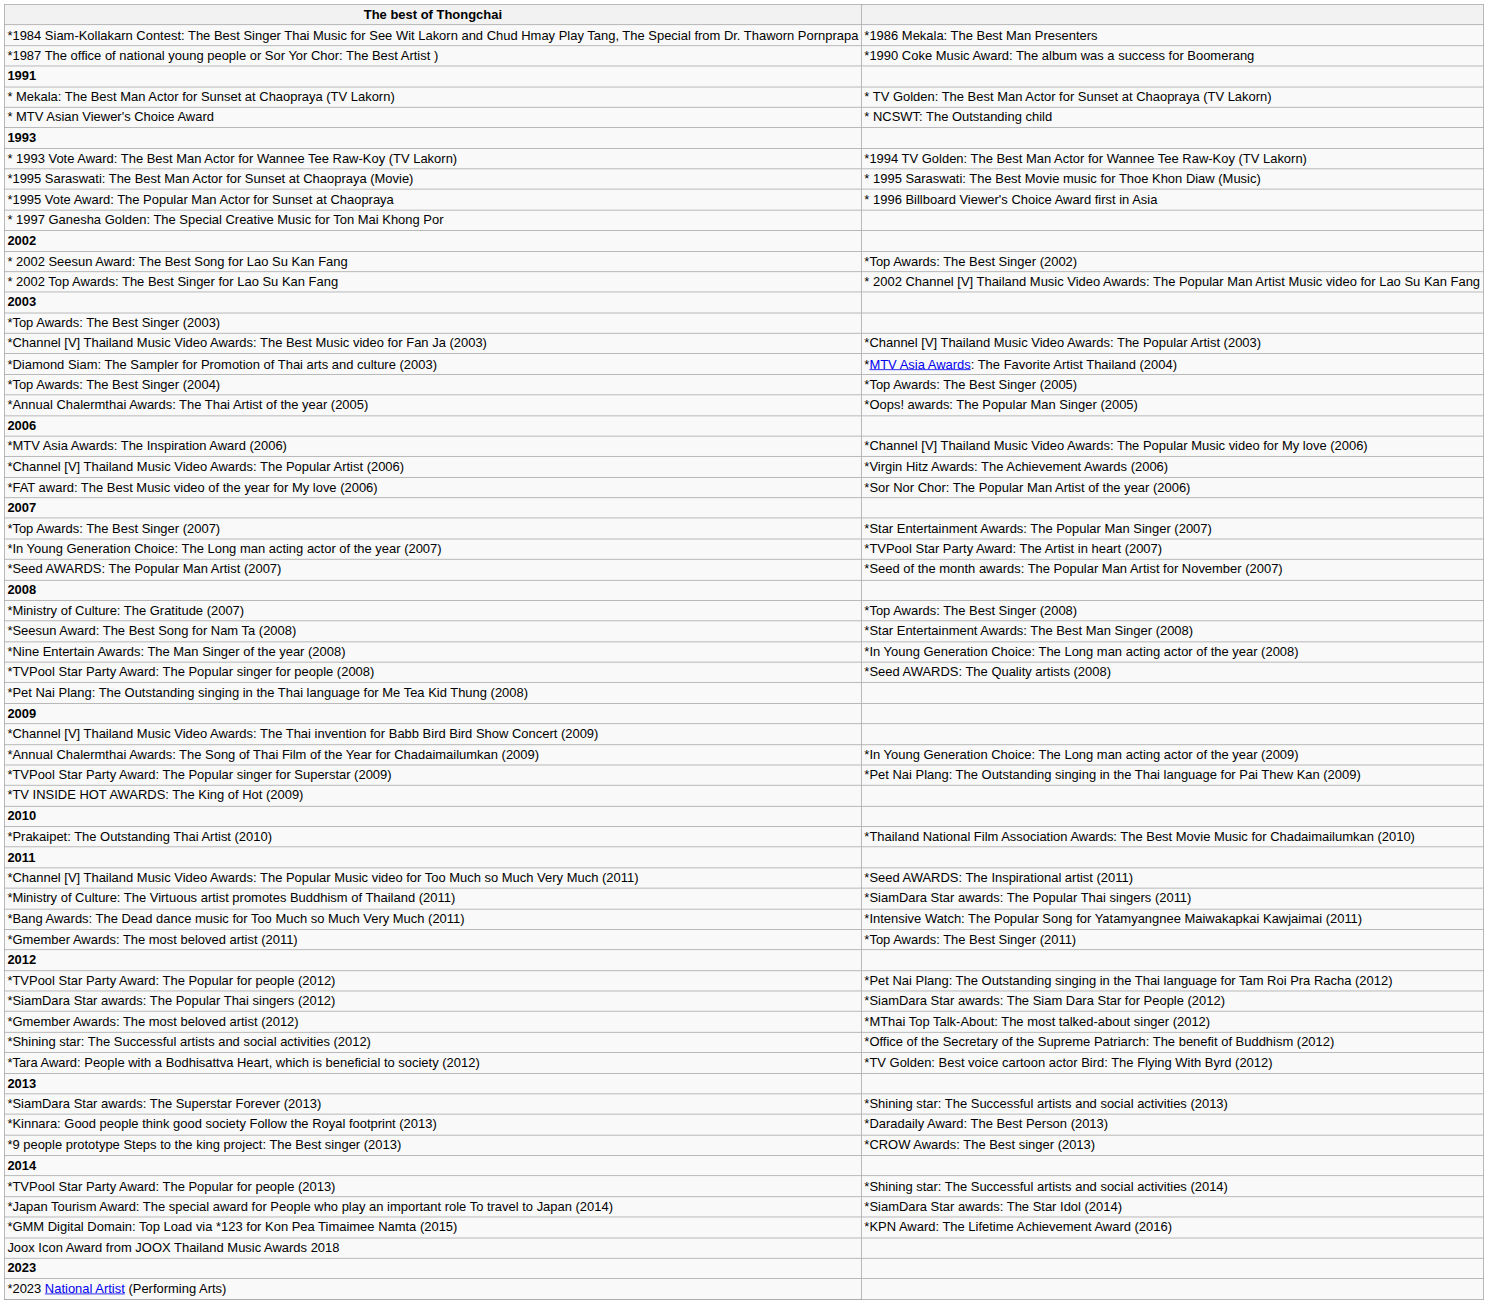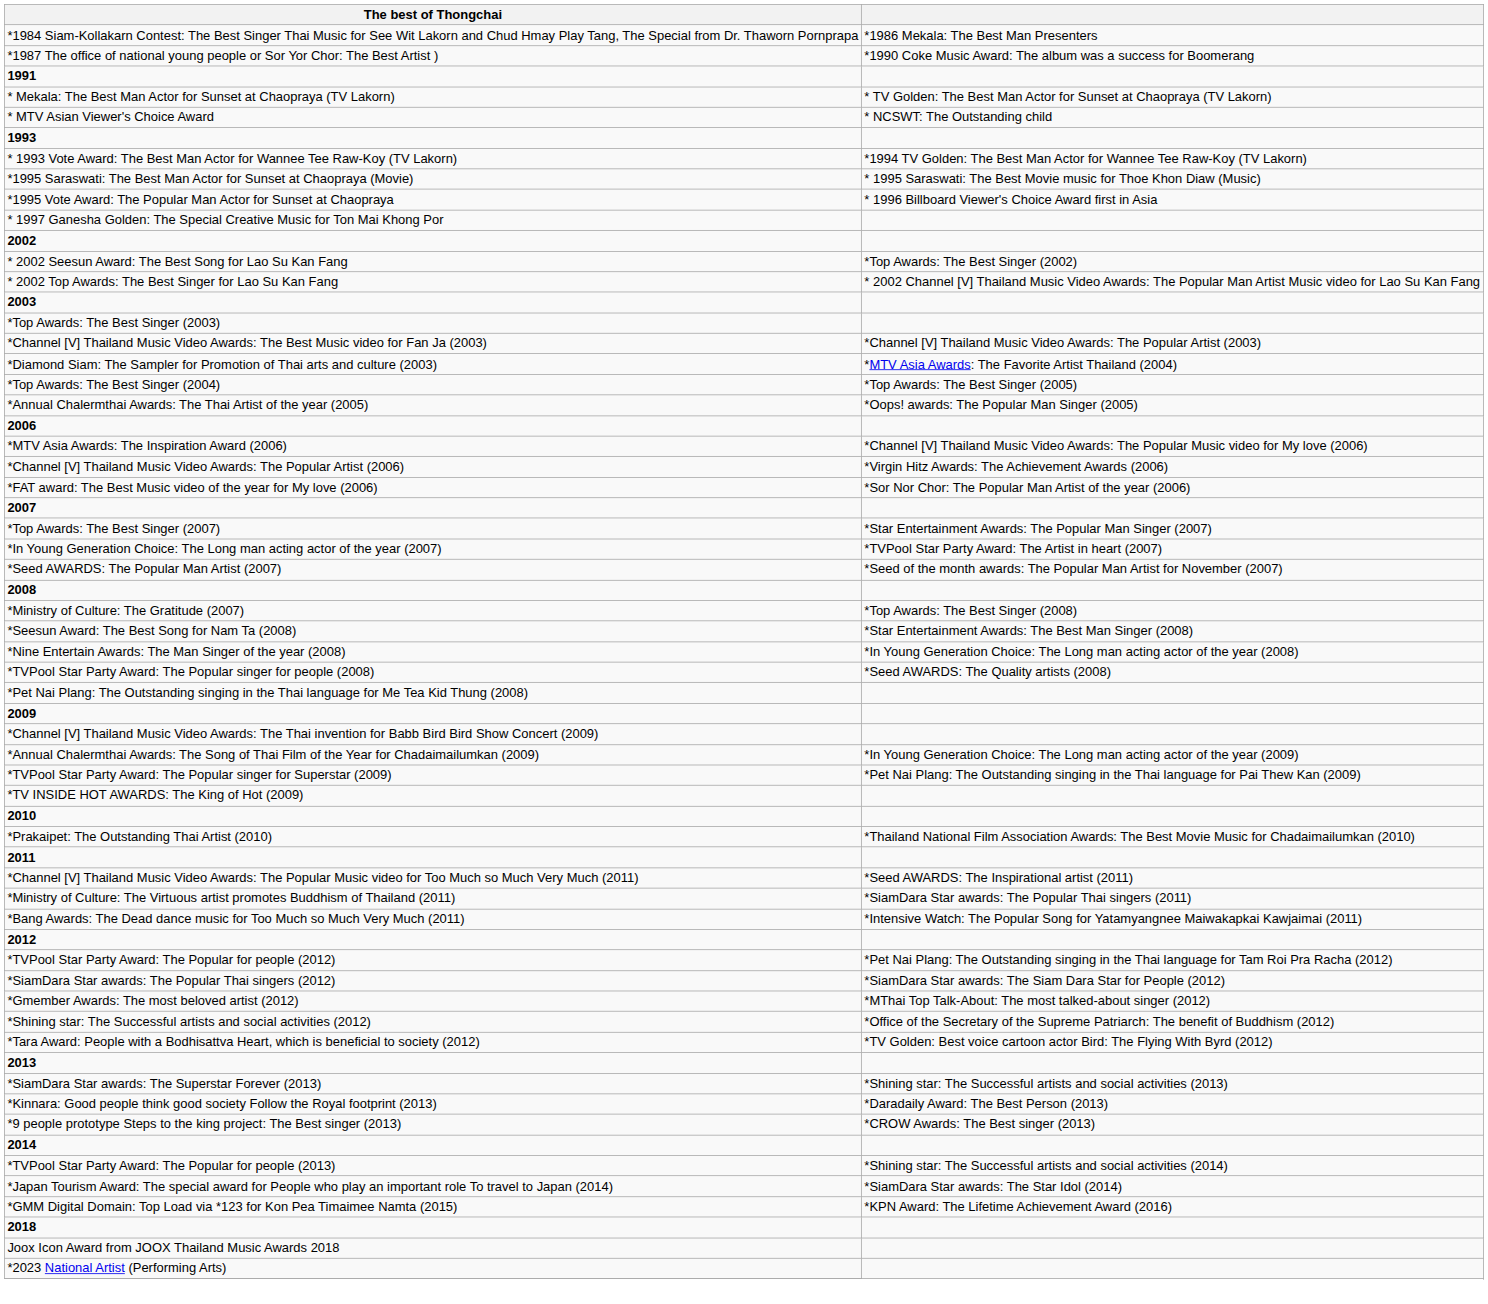- row: (153, 939)
+ row: (22, 1227)
- row: (22, 1268)
